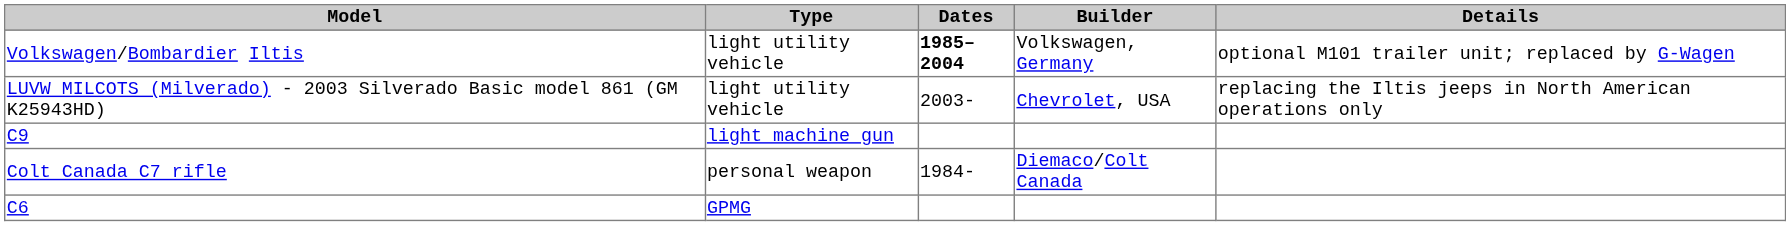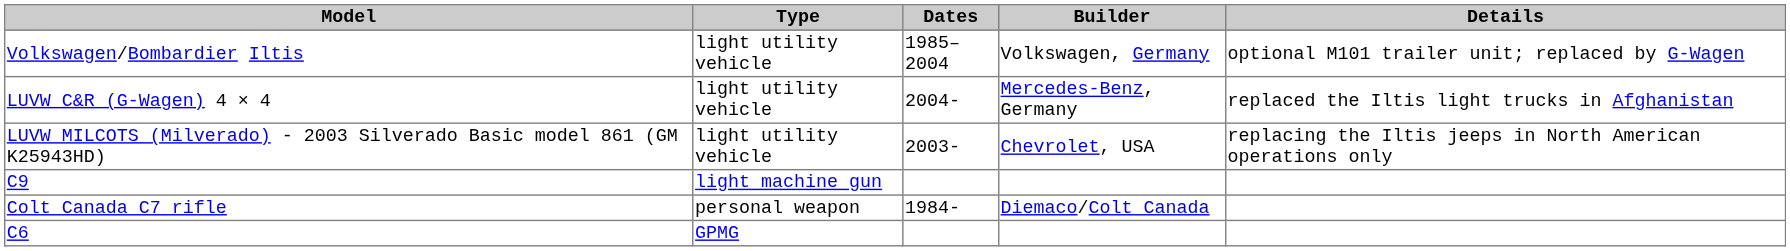(948, 53) bold -> (933, 53) normal
+ row: (139, 100)
